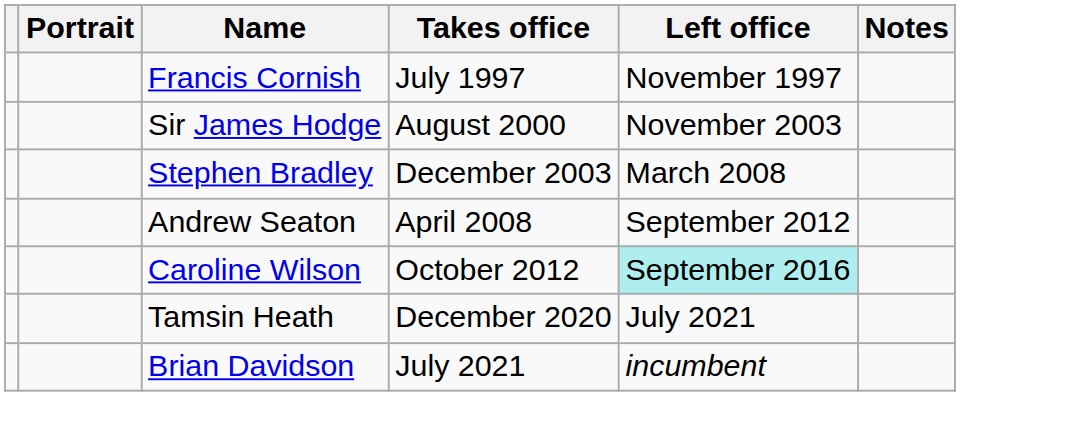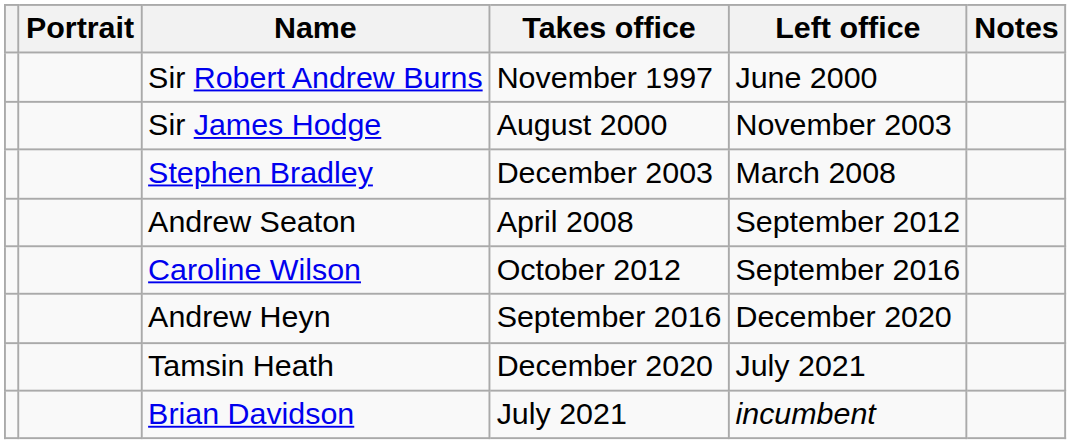- row: (255, 76)
+ row: (315, 76)
(738, 269) paleturquoise background -> (848, 269) no background
+ row: (239, 317)
